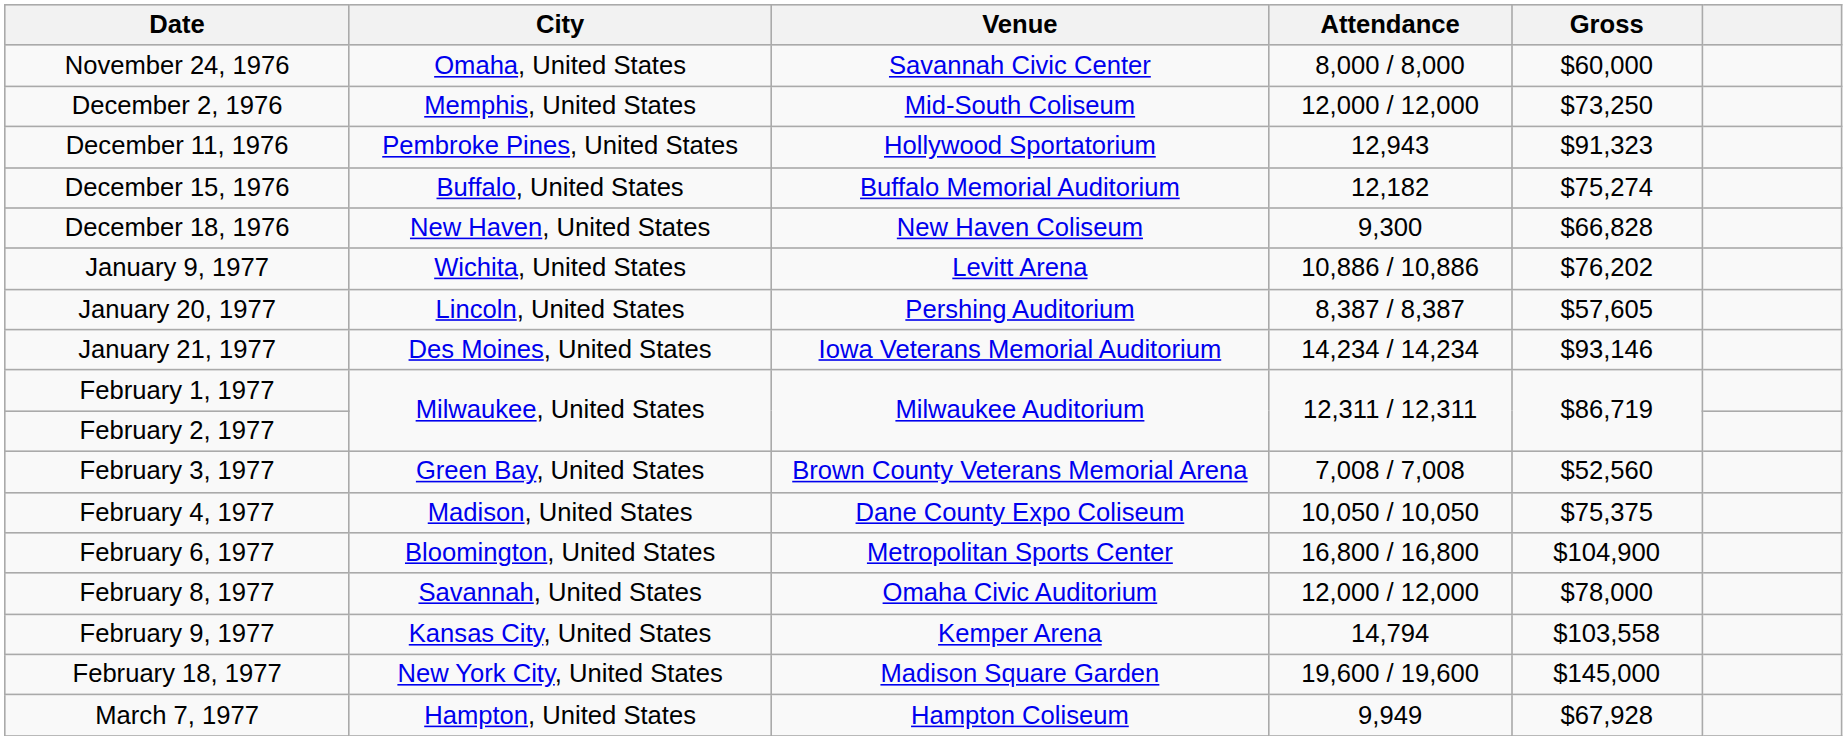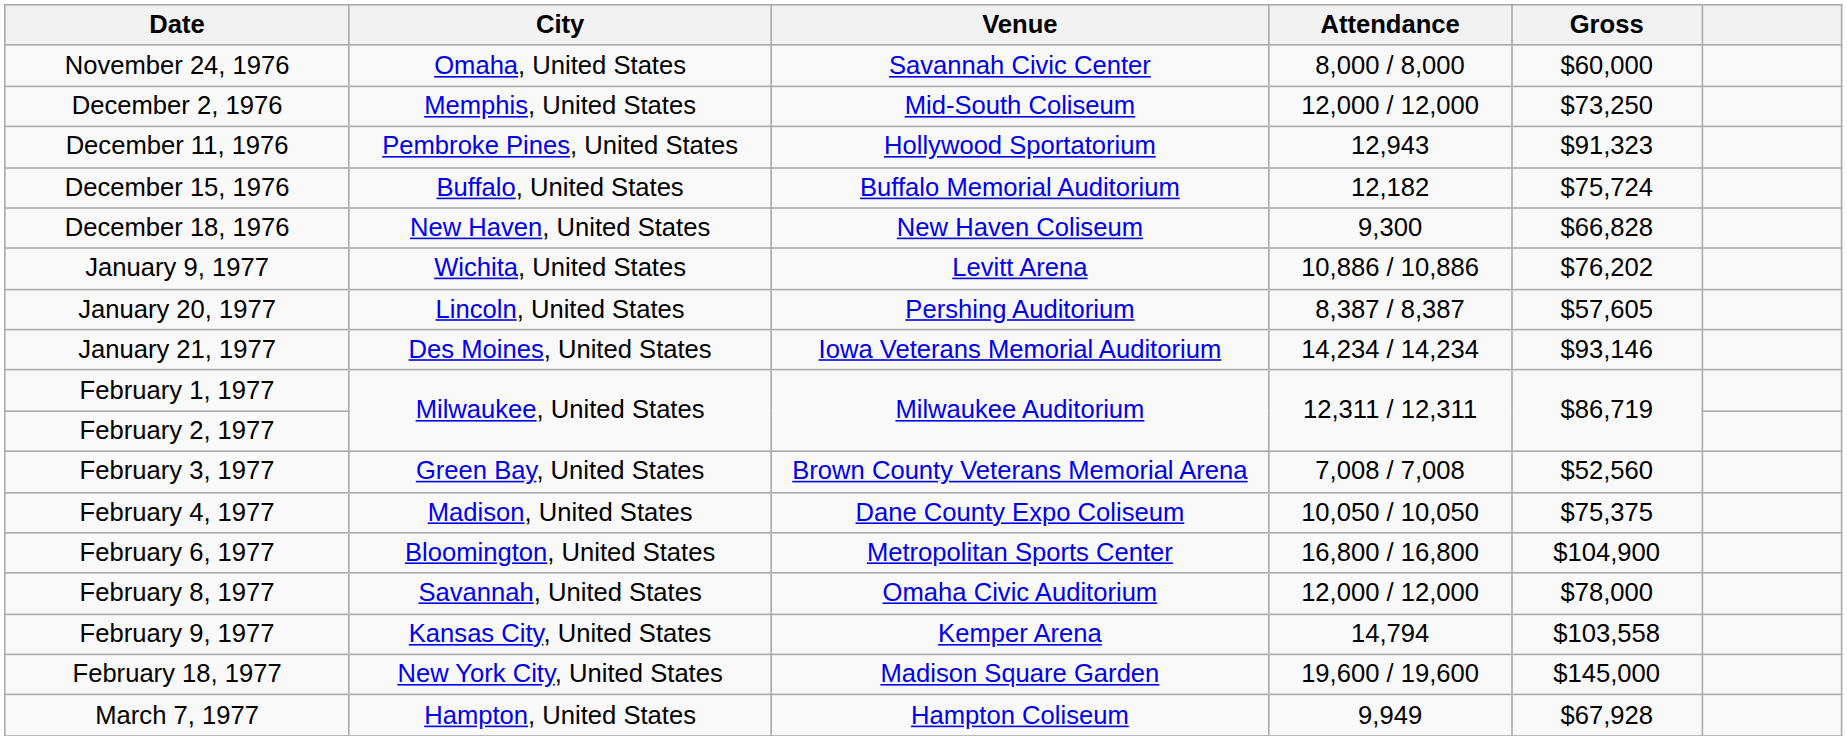(1607, 187) $75,274 -> (1607, 187) $75,724
